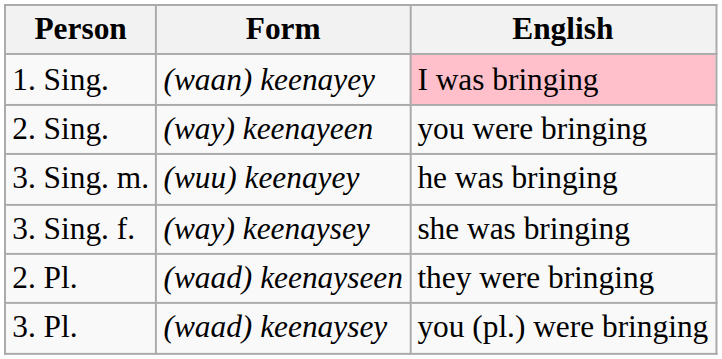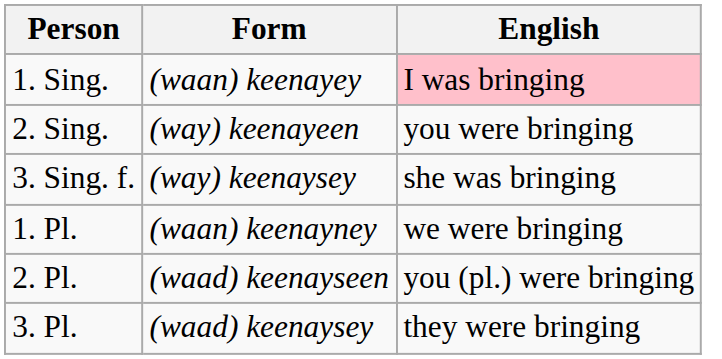- row: (81, 178)
+ row: (45, 228)
(536, 278) they were bringing -> (549, 278) you (pl.) were bringing
(563, 327) you (pl.) were bringing -> (522, 327) they were bringing
